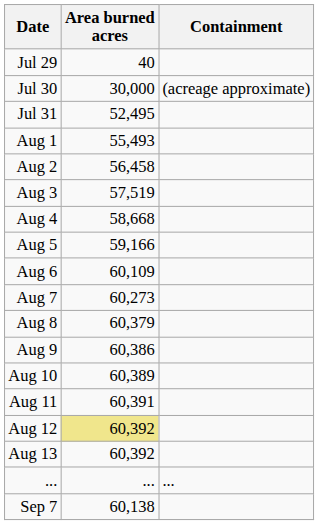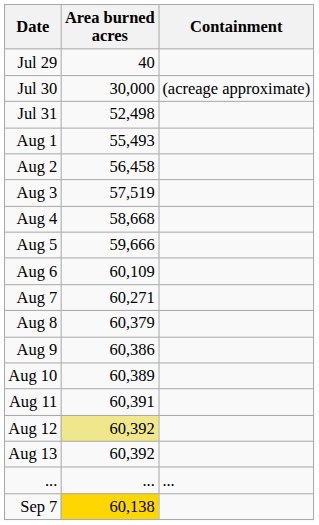(132, 114) 52,495 -> (132, 114) 52,498
(132, 245) 59,166 -> (132, 245) 59,666
(132, 297) 60,273 -> (132, 297) 60,271
(132, 506) no background -> (132, 506) gold background
